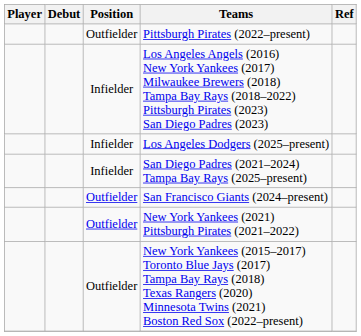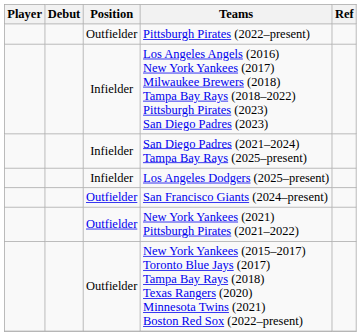rows swapped: (225, 170) <-> (236, 143)
